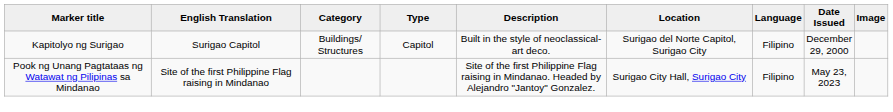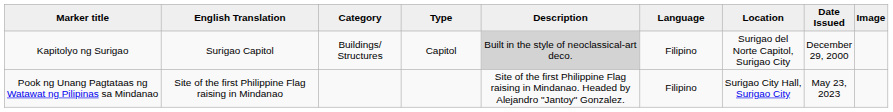columns swapped: (679, 17) <-> (778, 17)
(531, 44) no background -> (560, 50) lightgrey background
